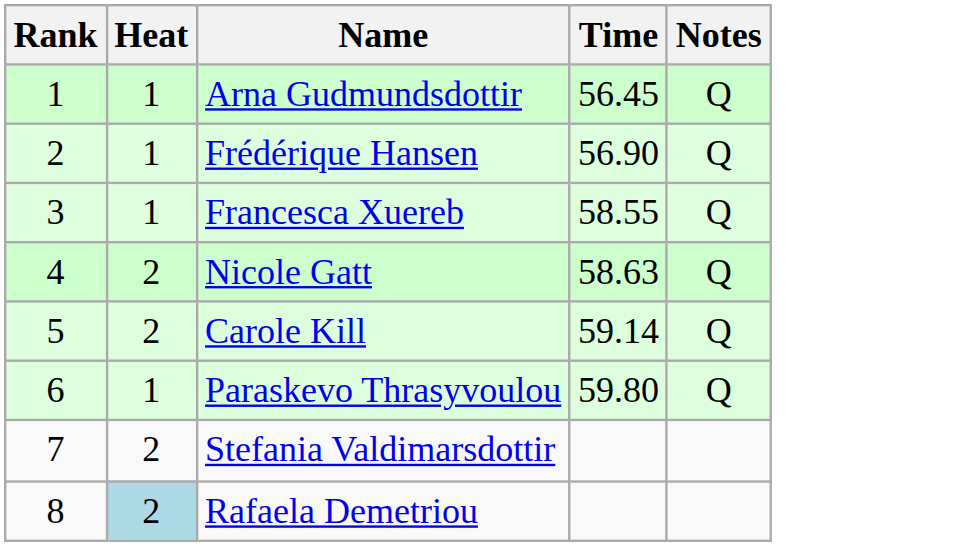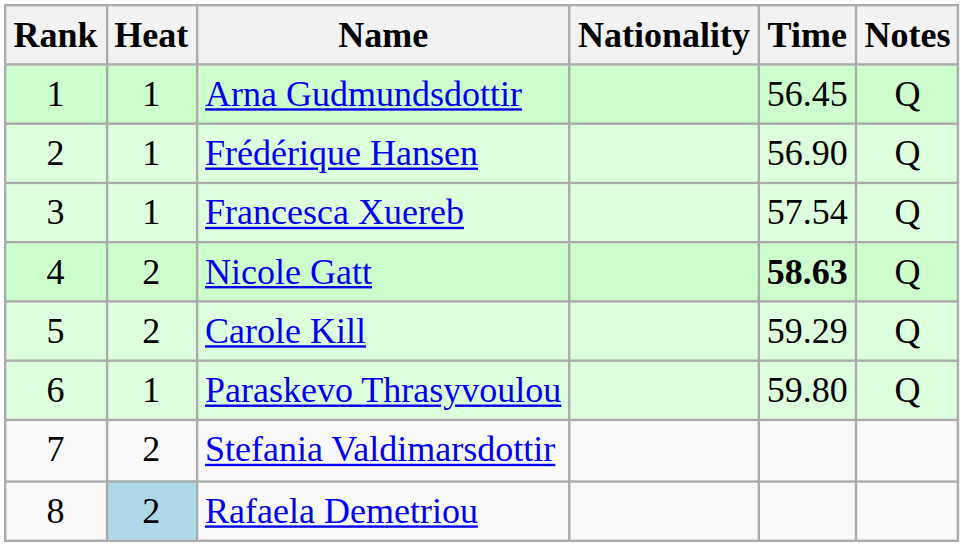+ column: (664, 34)
(619, 212) 58.55 -> (807, 212) 57.54
(619, 271) normal -> (807, 271) bold
(619, 331) 59.14 -> (807, 331) 59.29
